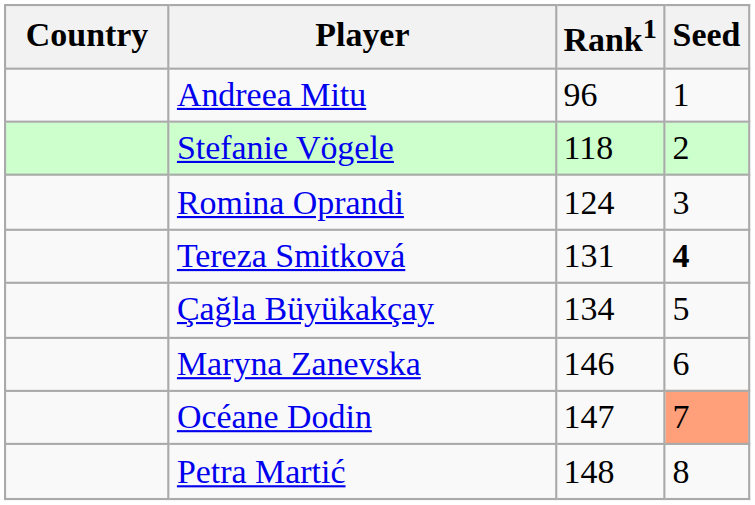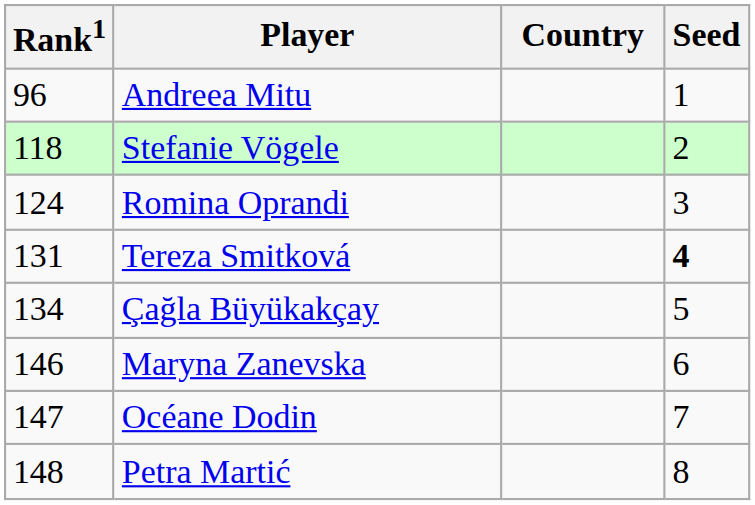columns swapped: (87, 35) <-> (610, 35)
(681, 417) lightsalmon background -> (681, 417) no background
